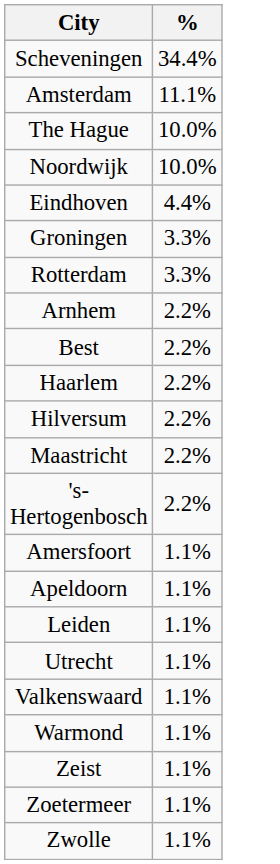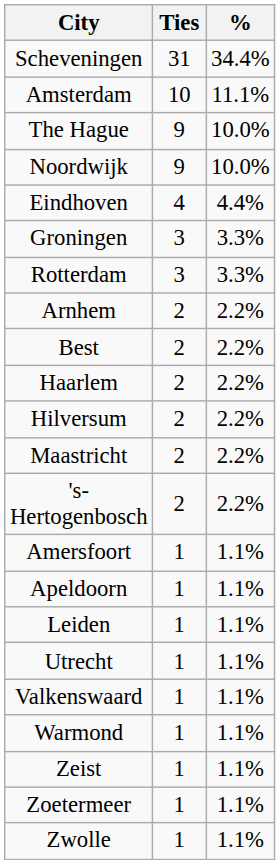+ column: (179, 22)
